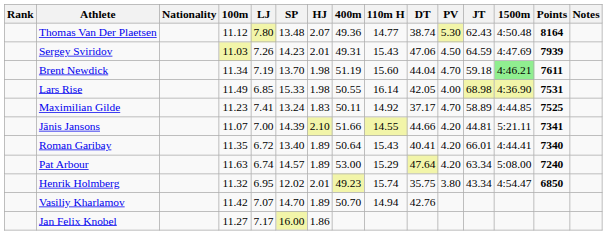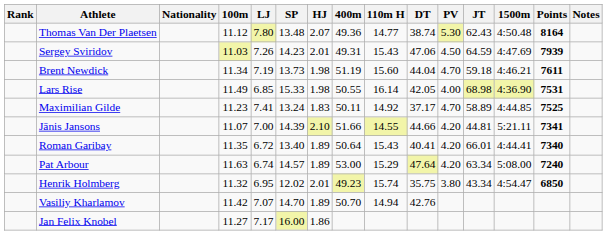(292, 70) 13.70 -> (292, 70) 13.73
(514, 70) lightgreen background -> (514, 70) no background
